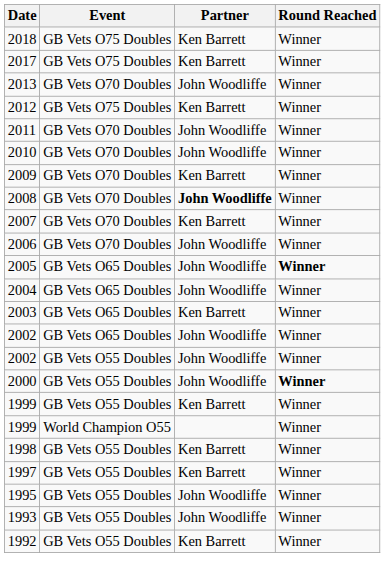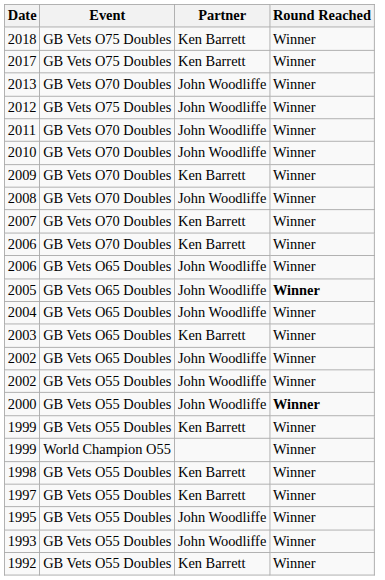(212, 107) Ken Barrett -> (222, 107) John Woodliffe
(225, 198) bold -> (222, 198) normal
(222, 244) John Woodliffe -> (212, 244) Ken Barrett
+ row: (22, 267)
